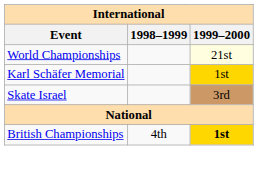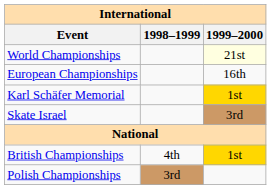+ row: (72, 74)
(222, 134) bold -> (235, 154) normal
+ row: (64, 174)
